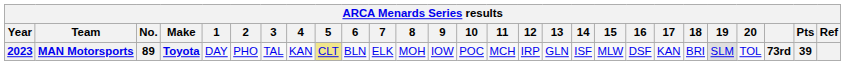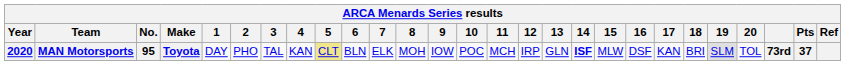(20, 51) 2023 -> (20, 51) 2020
(148, 51) 89 -> (148, 51) 95
(583, 51) normal -> (583, 51) bold
(805, 51) 39 -> (805, 51) 37
